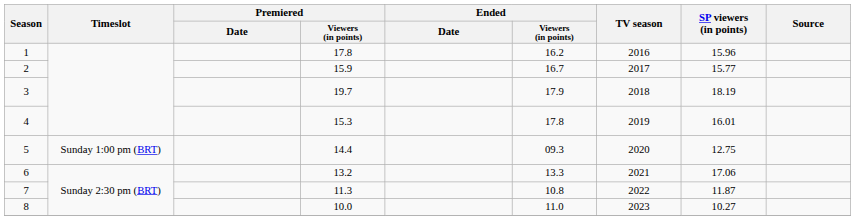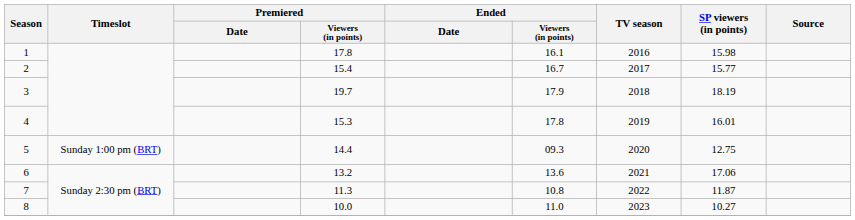(554, 52) 16.2 -> (554, 52) 16.1
(724, 52) 15.96 -> (724, 52) 15.98
(343, 69) 15.9 -> (343, 69) 15.4
(554, 173) 13.3 -> (554, 173) 13.6
